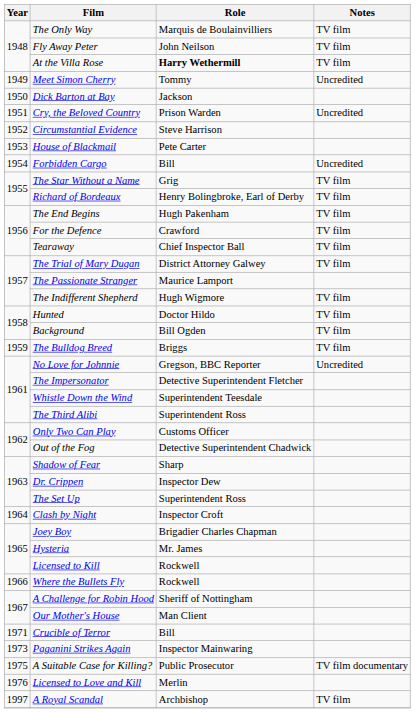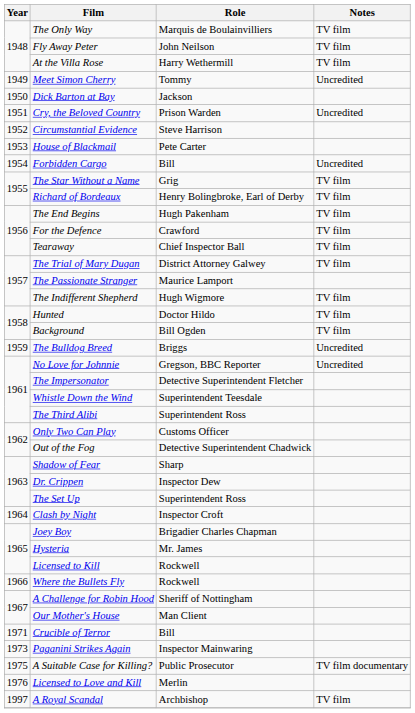(200, 63) bold -> (196, 63) normal
(333, 347) TV film -> (340, 347) Uncredited
